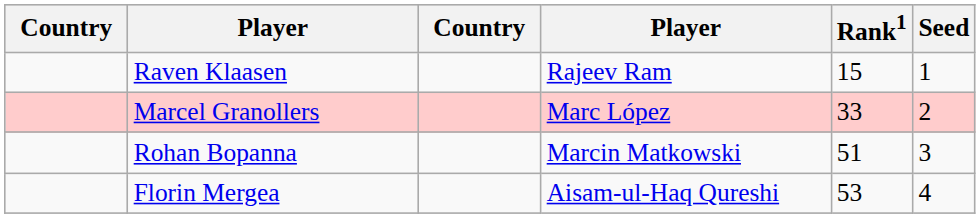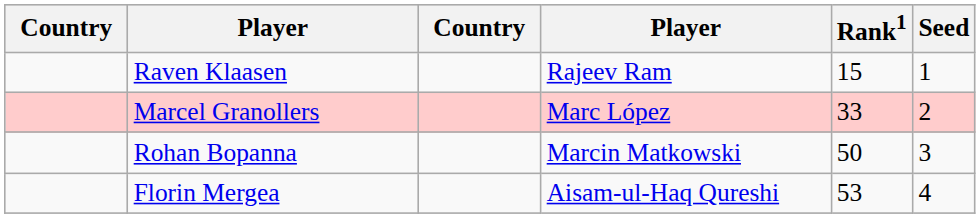(849, 152) 51 -> (849, 152) 50
